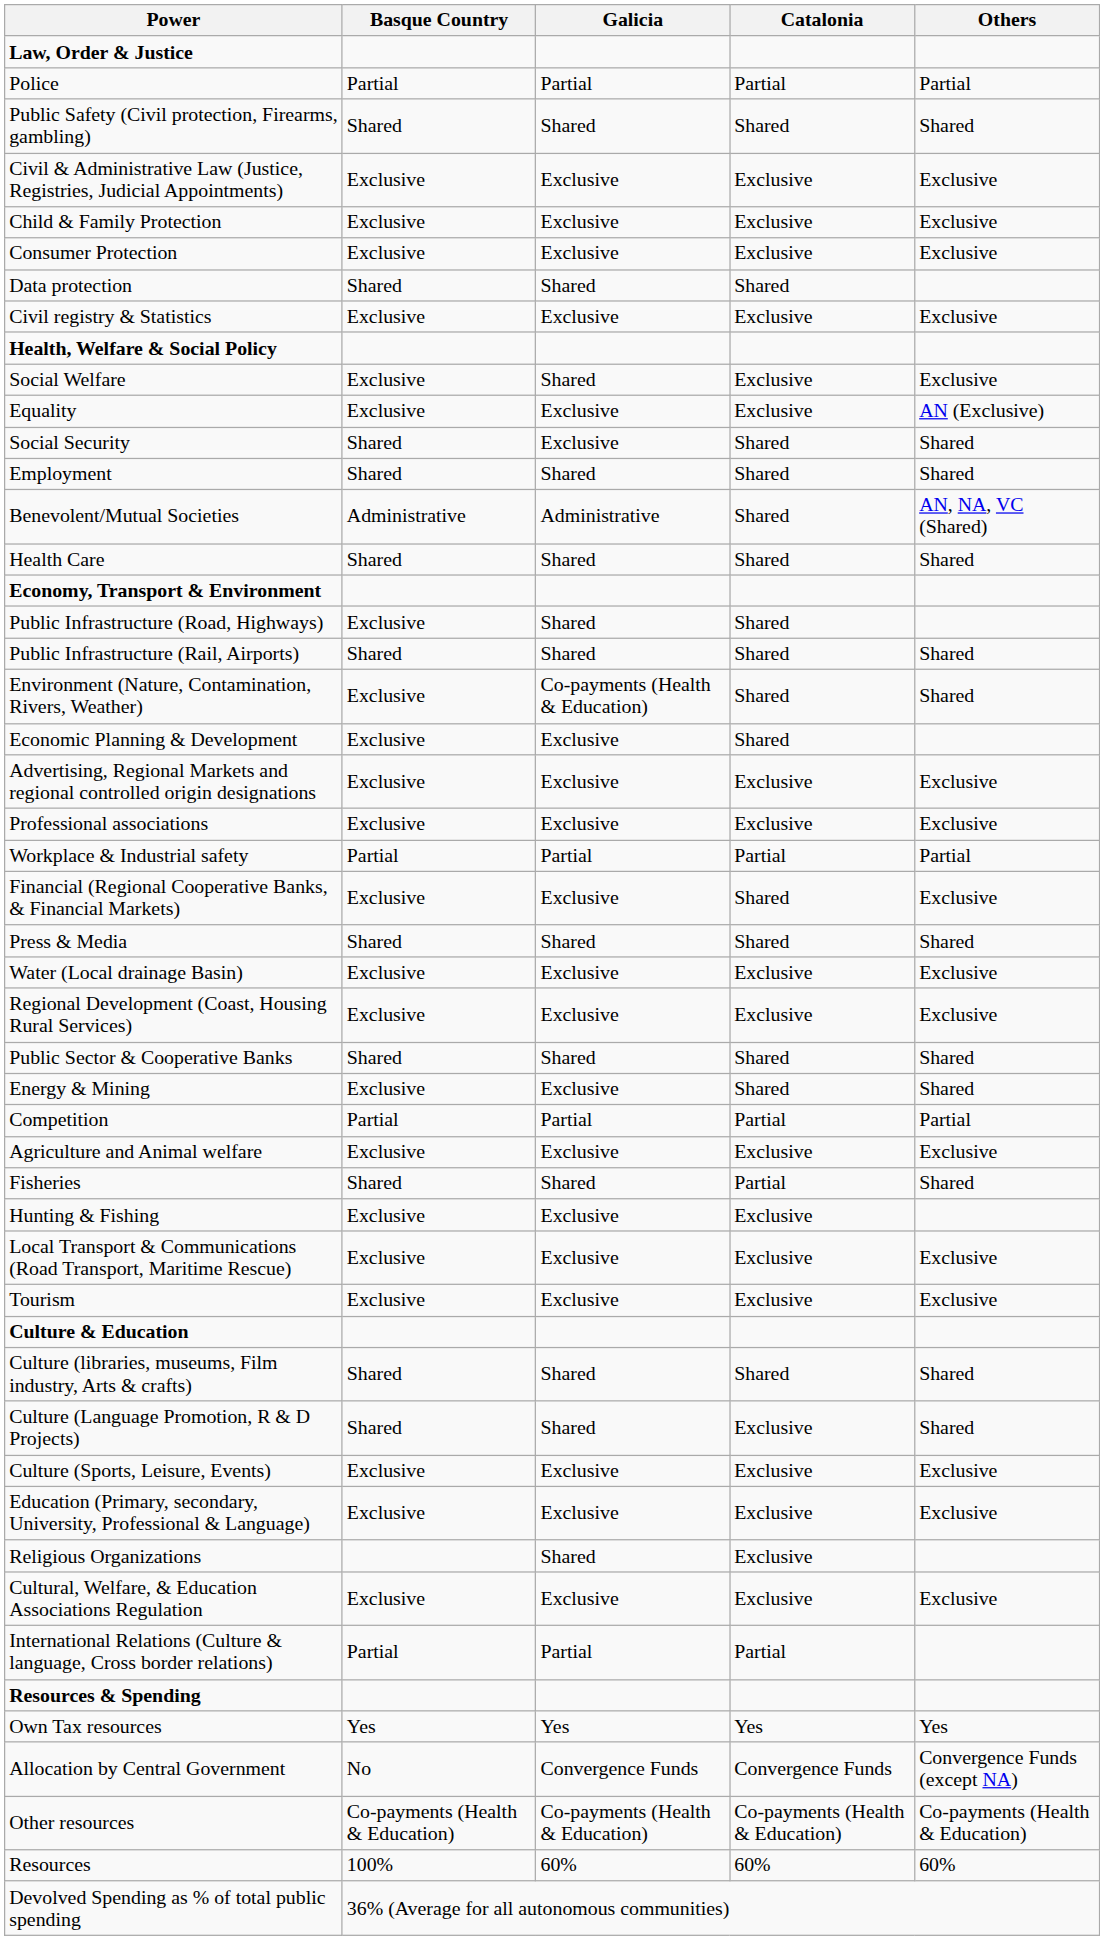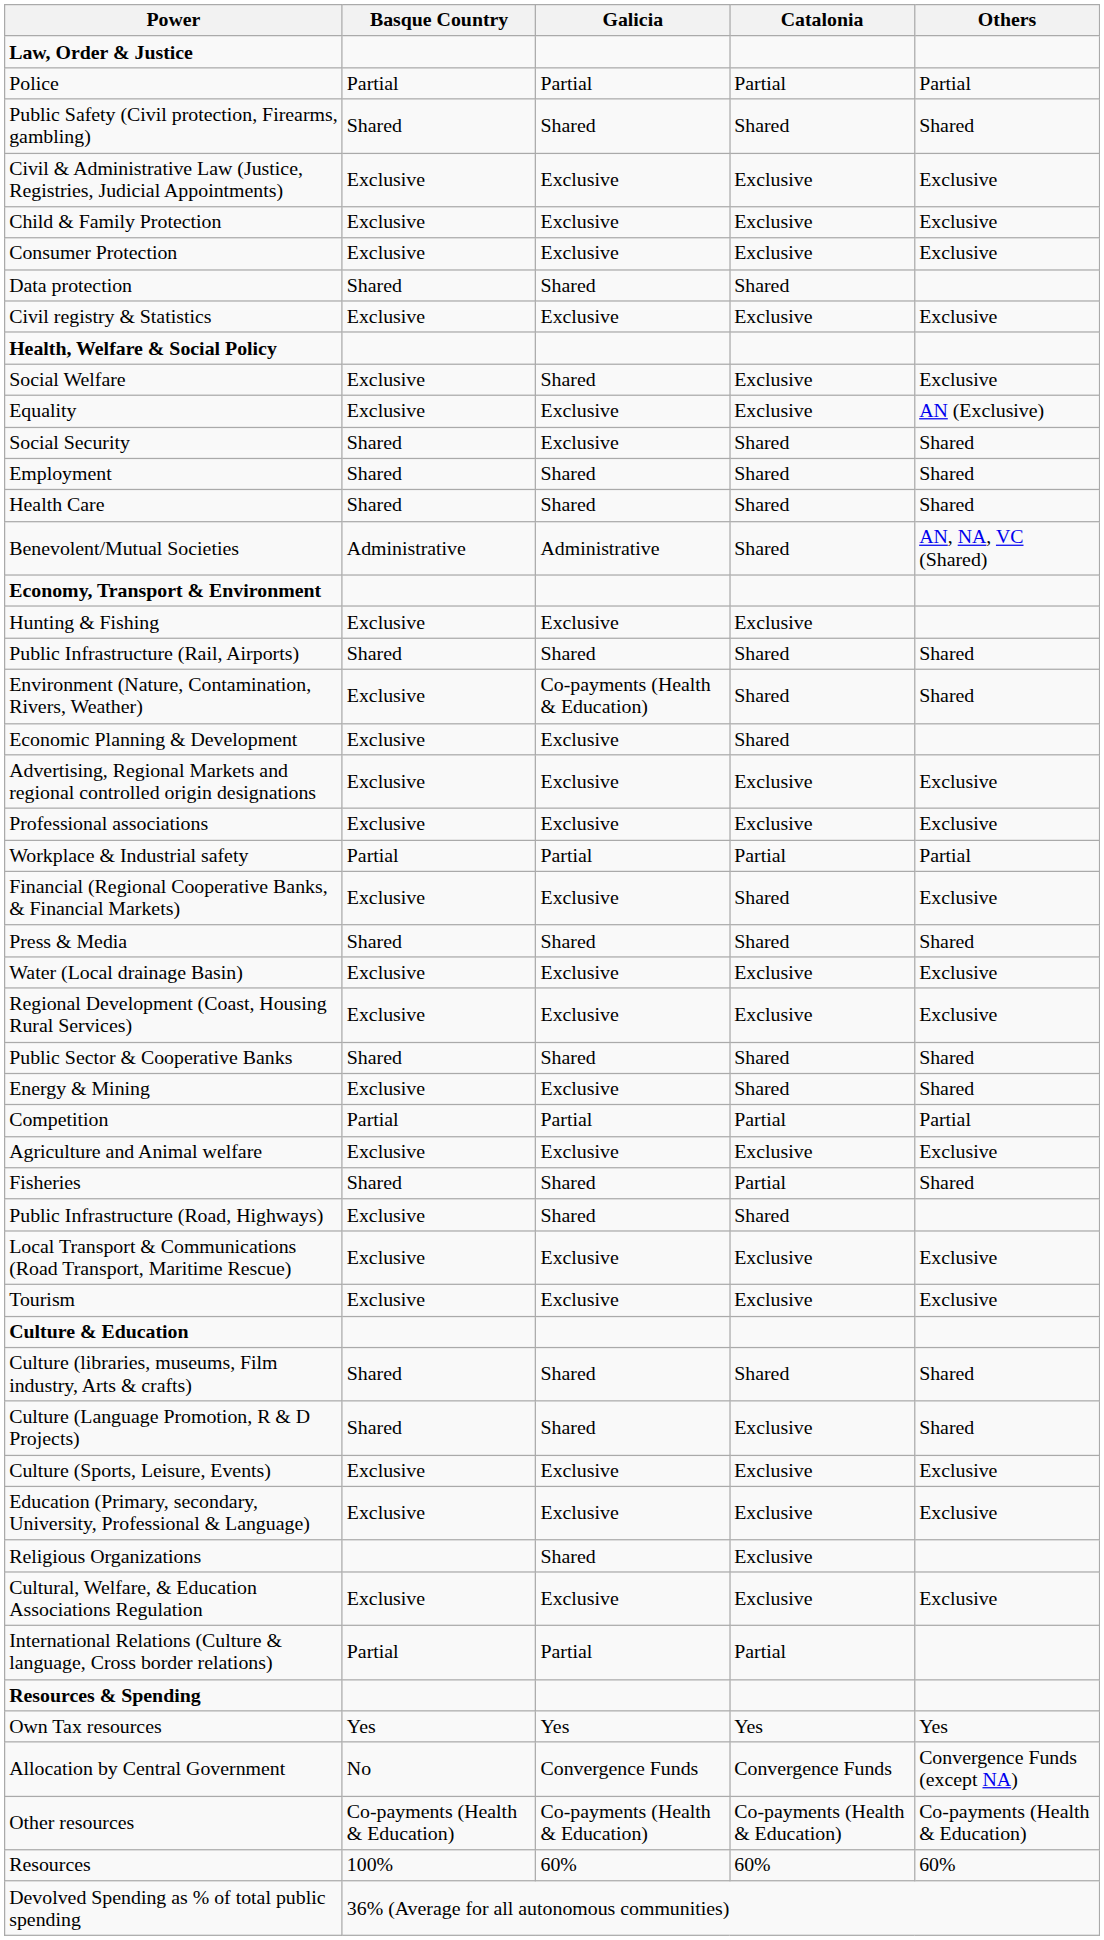rows swapped: (57, 559) <-> (124, 516)
rows swapped: (166, 622) <-> (84, 1214)
